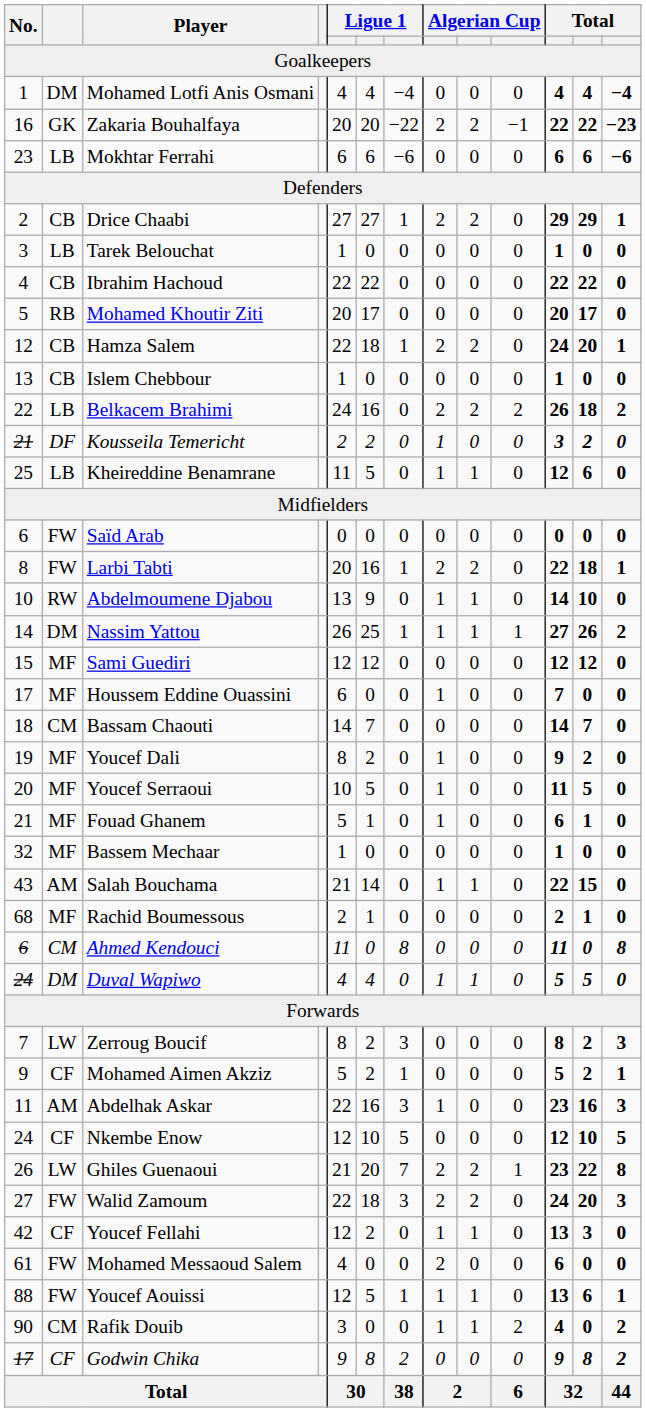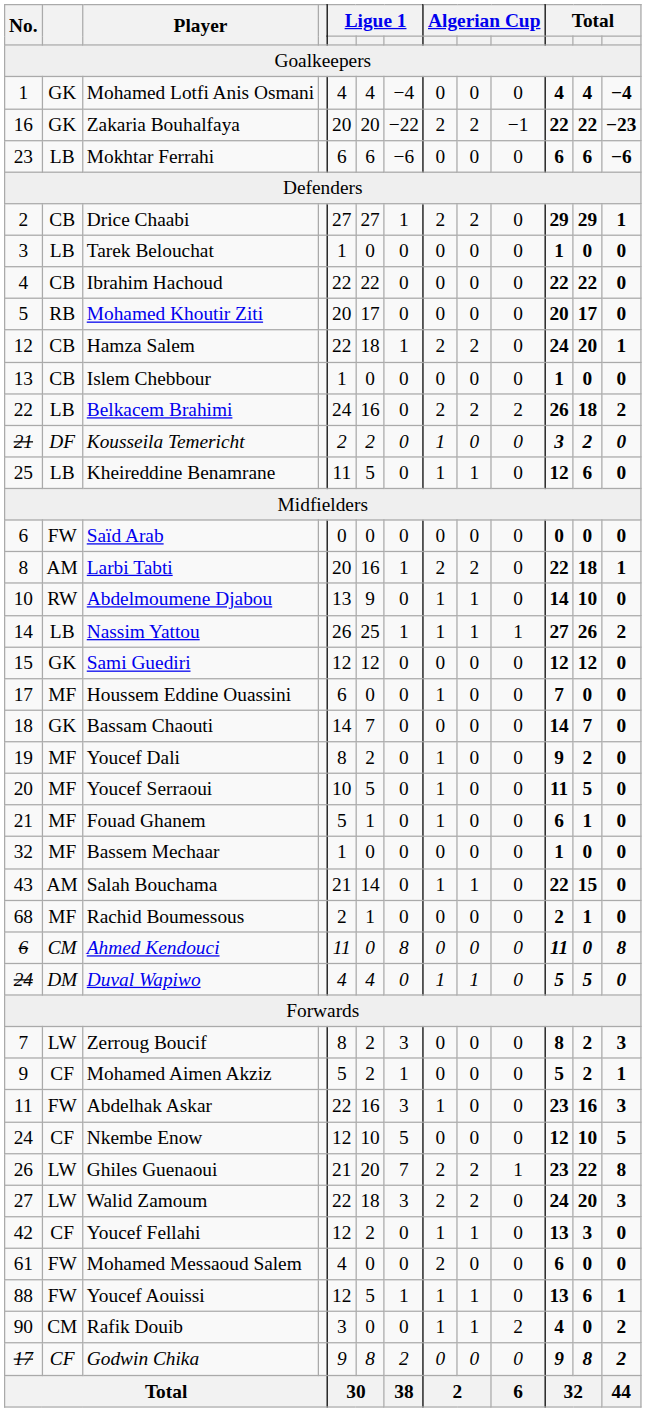(62, 92) DM -> (62, 92) GK
(62, 567) FW -> (62, 567) AM
(62, 631) DM -> (62, 631) LB
(62, 662) MF -> (62, 662) GK
(62, 726) CM -> (62, 726) GK
(62, 1106) AM -> (62, 1106) FW
(62, 1200) FW -> (62, 1200) LW
